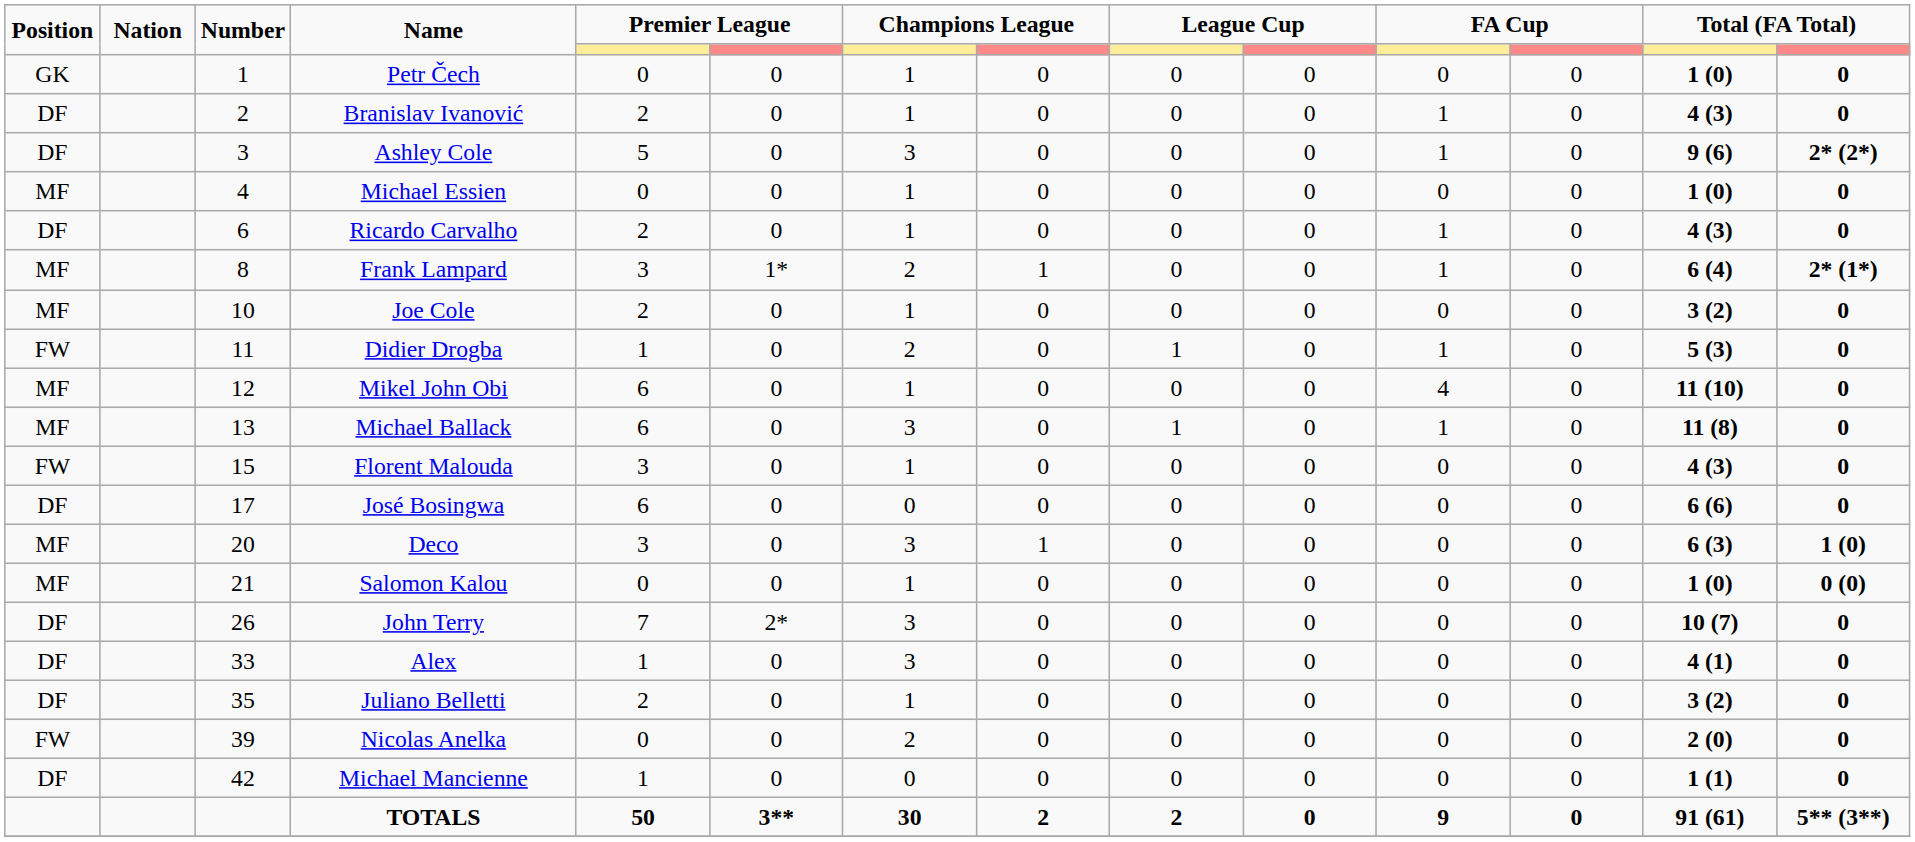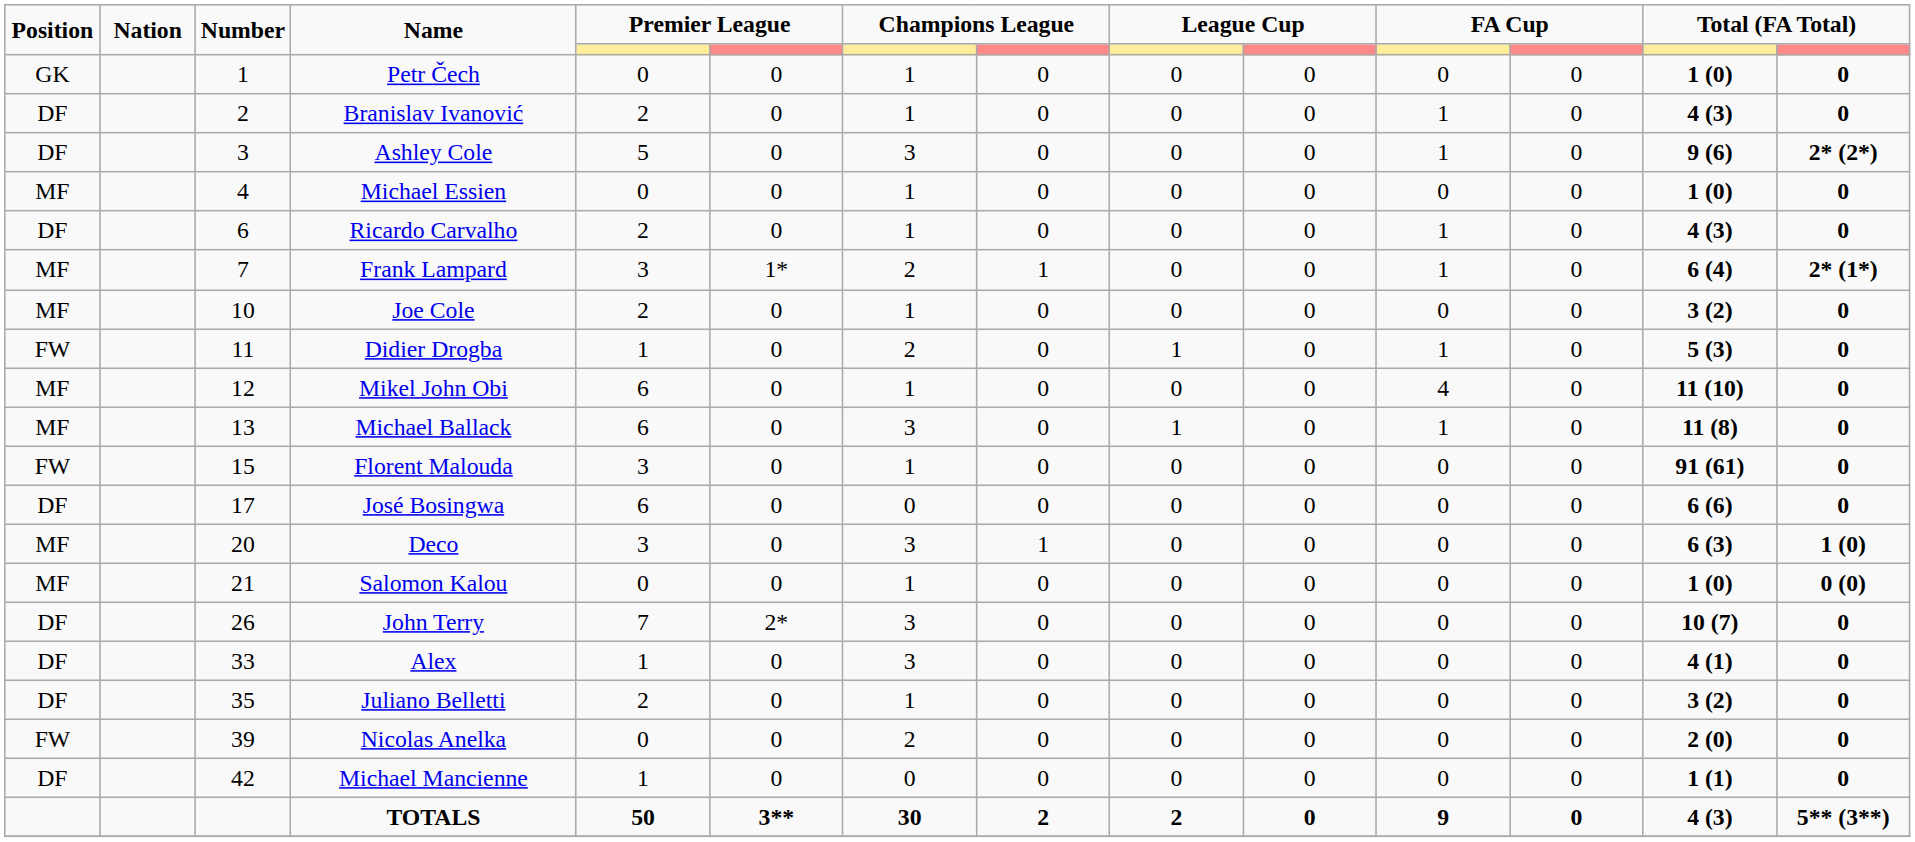(243, 269) 8 -> (243, 269) 7
(1710, 465) 4 (3) -> (1710, 465) 91 (61)
(1710, 817) 91 (61) -> (1710, 817) 4 (3)
